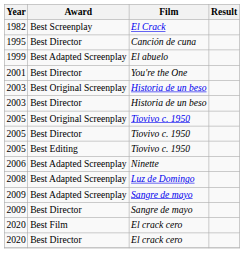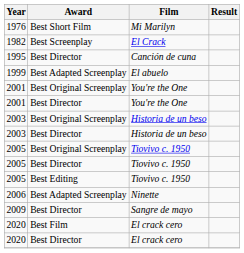+ row: (16, 27)
+ row: (16, 88)
- row: (16, 179)
- row: (16, 194)
